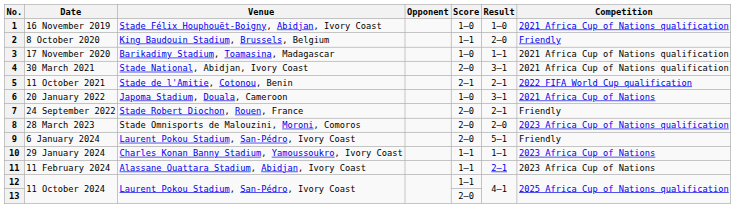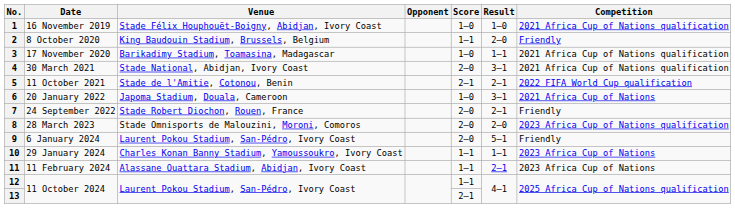(466, 196) 2–0 -> (466, 196) 2–1
